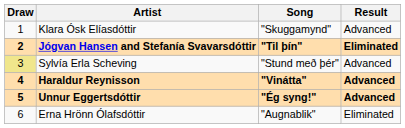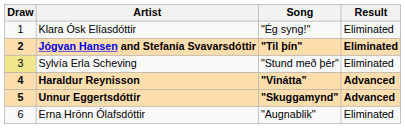(296, 30) "Skuggamynd" -> (286, 30) "Ég syng!"
(368, 30) Advanced -> (369, 30) Eliminated
(368, 64) Advanced -> (369, 64) Eliminated
(289, 98) "Ég syng!" -> (300, 98) "Skuggamynd"
